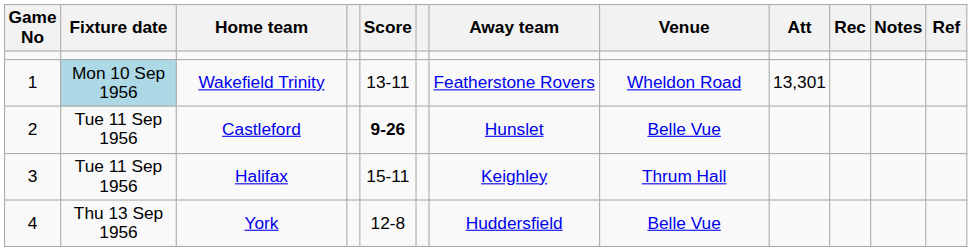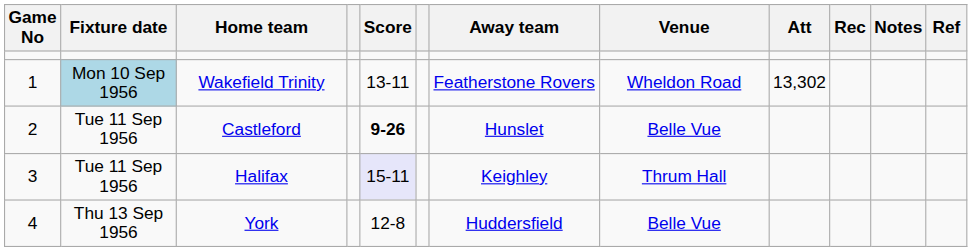(800, 82) 13,301 -> (800, 82) 13,302
(388, 176) no background -> (388, 176) lavender background
